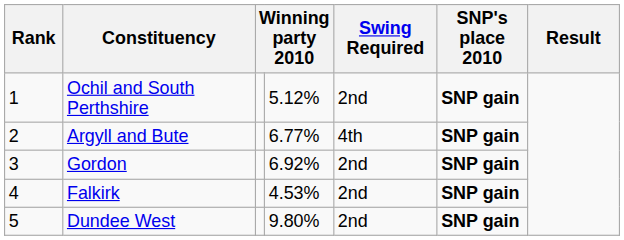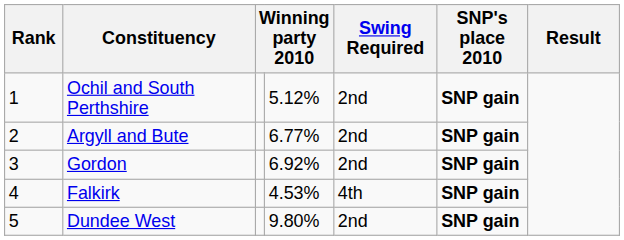(350, 136) 4th -> (353, 136) 2nd
(353, 192) 2nd -> (350, 192) 4th
